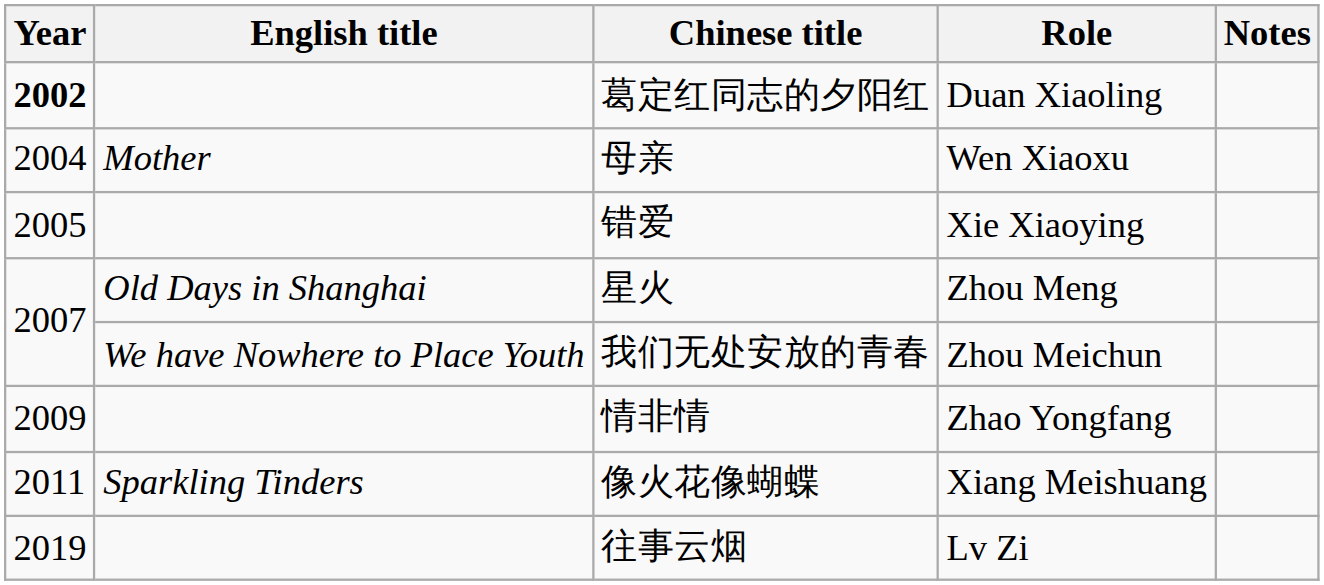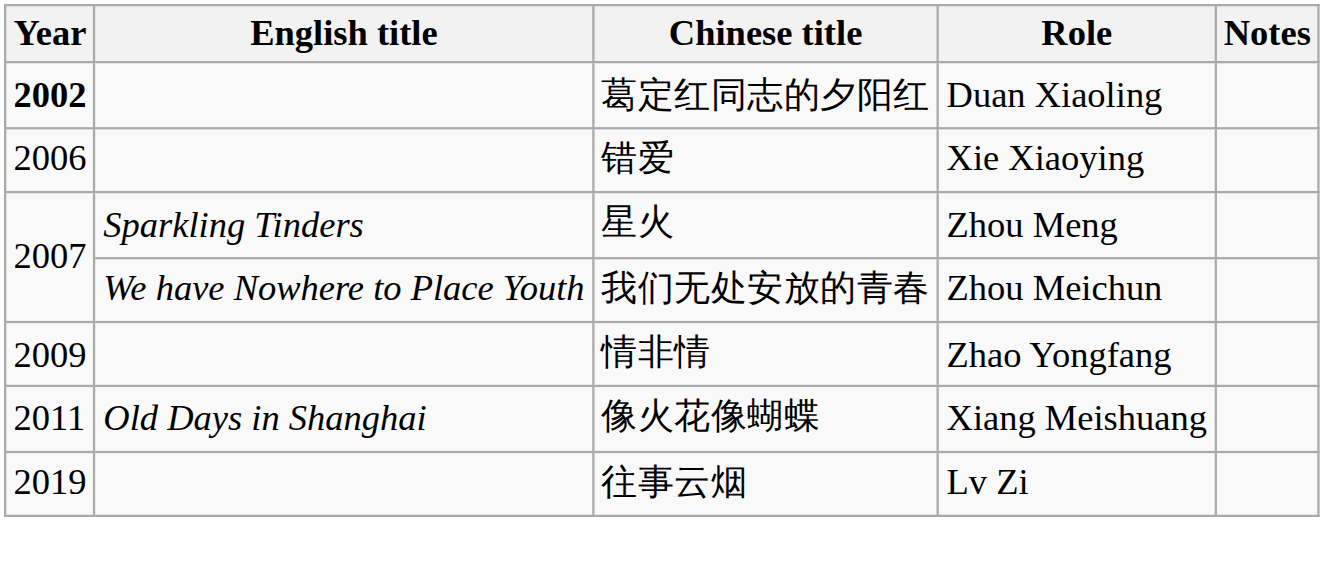- row: (638, 158)
(50, 224) 2005 -> (50, 159) 2006
(265, 288) Old Days in Shanghai -> (234, 224) Sparkling Tinders
(234, 482) Sparkling Tinders -> (265, 418) Old Days in Shanghai
